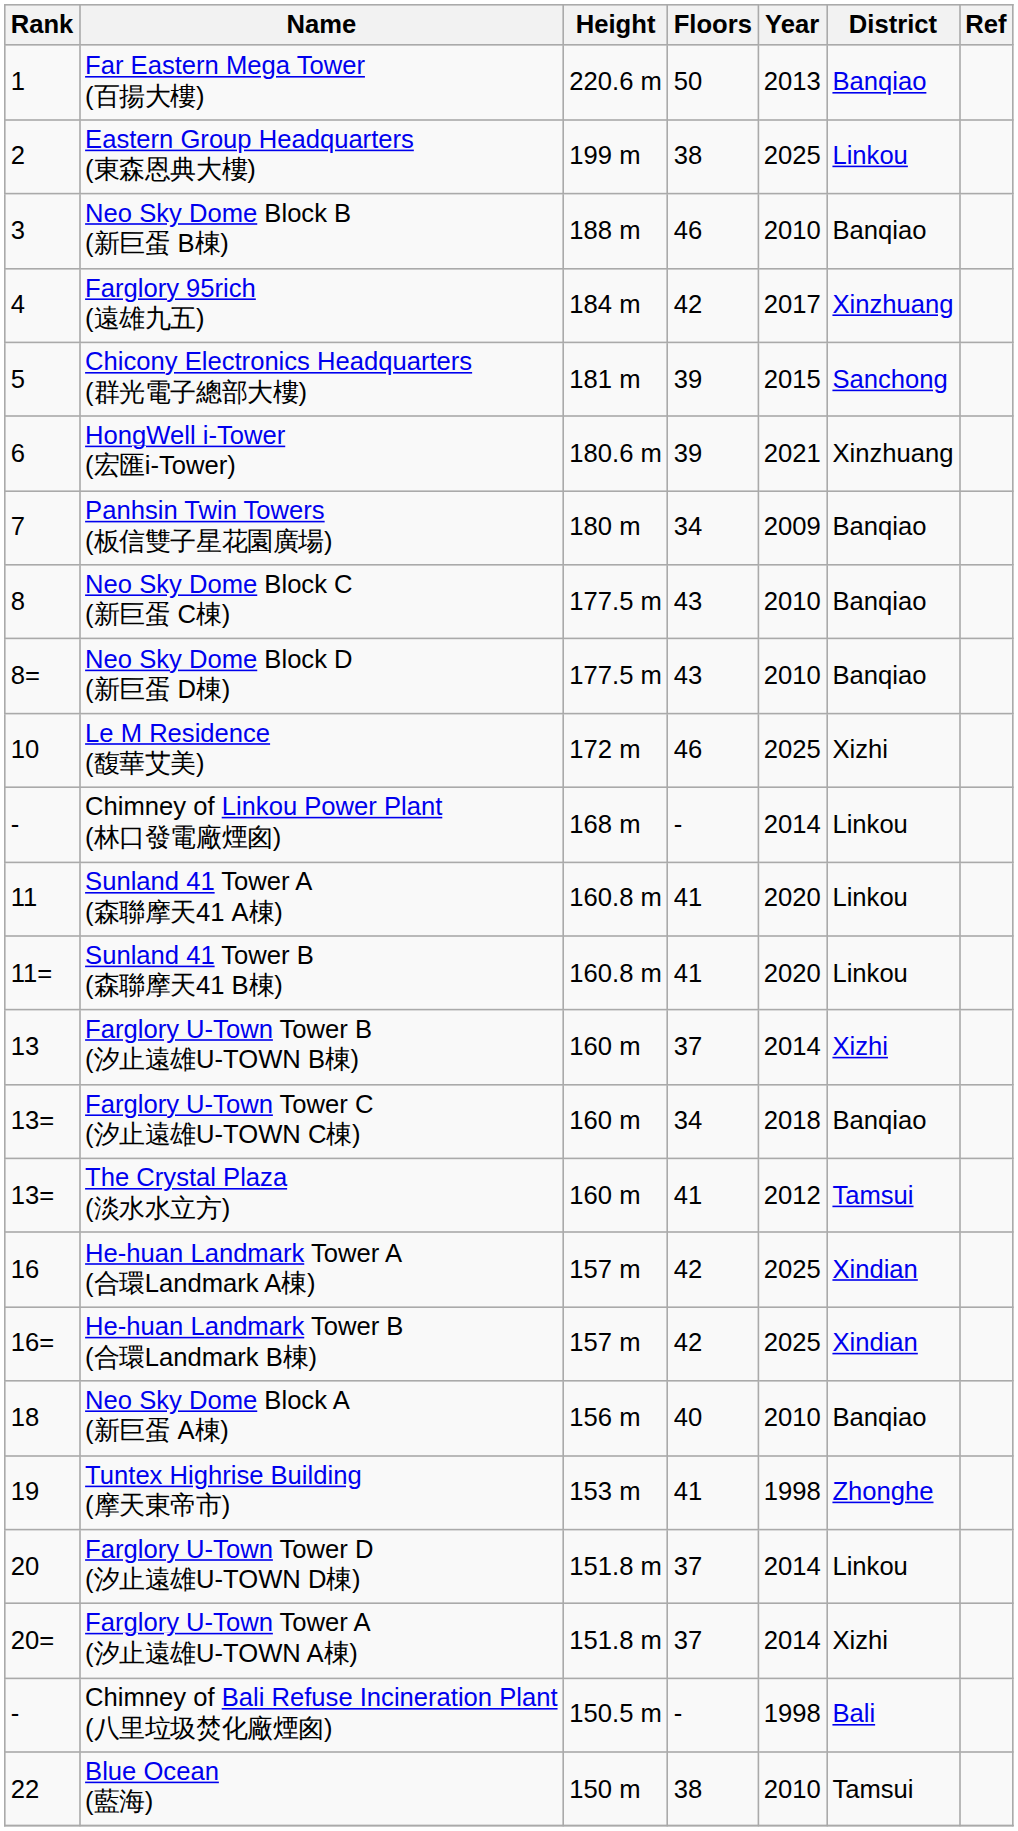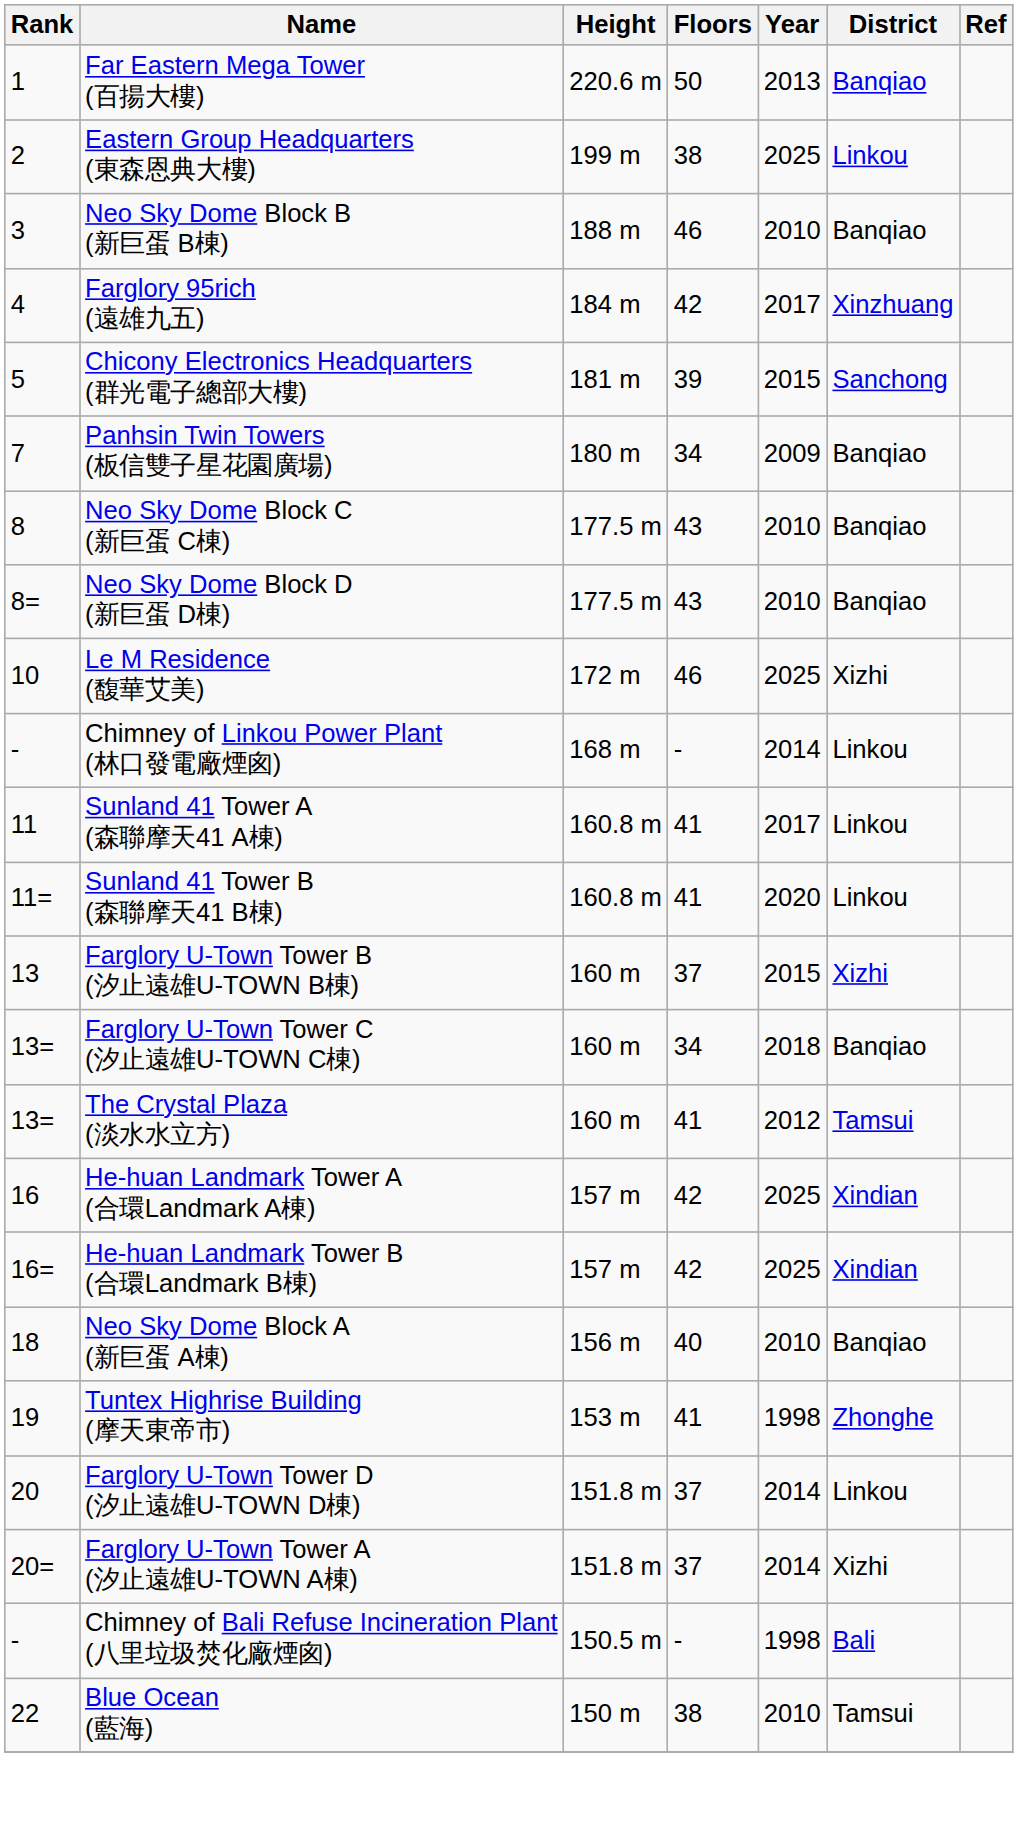- row: (185, 451)
(792, 898) 2020 -> (792, 824) 2017
(792, 1046) 2014 -> (792, 972) 2015
